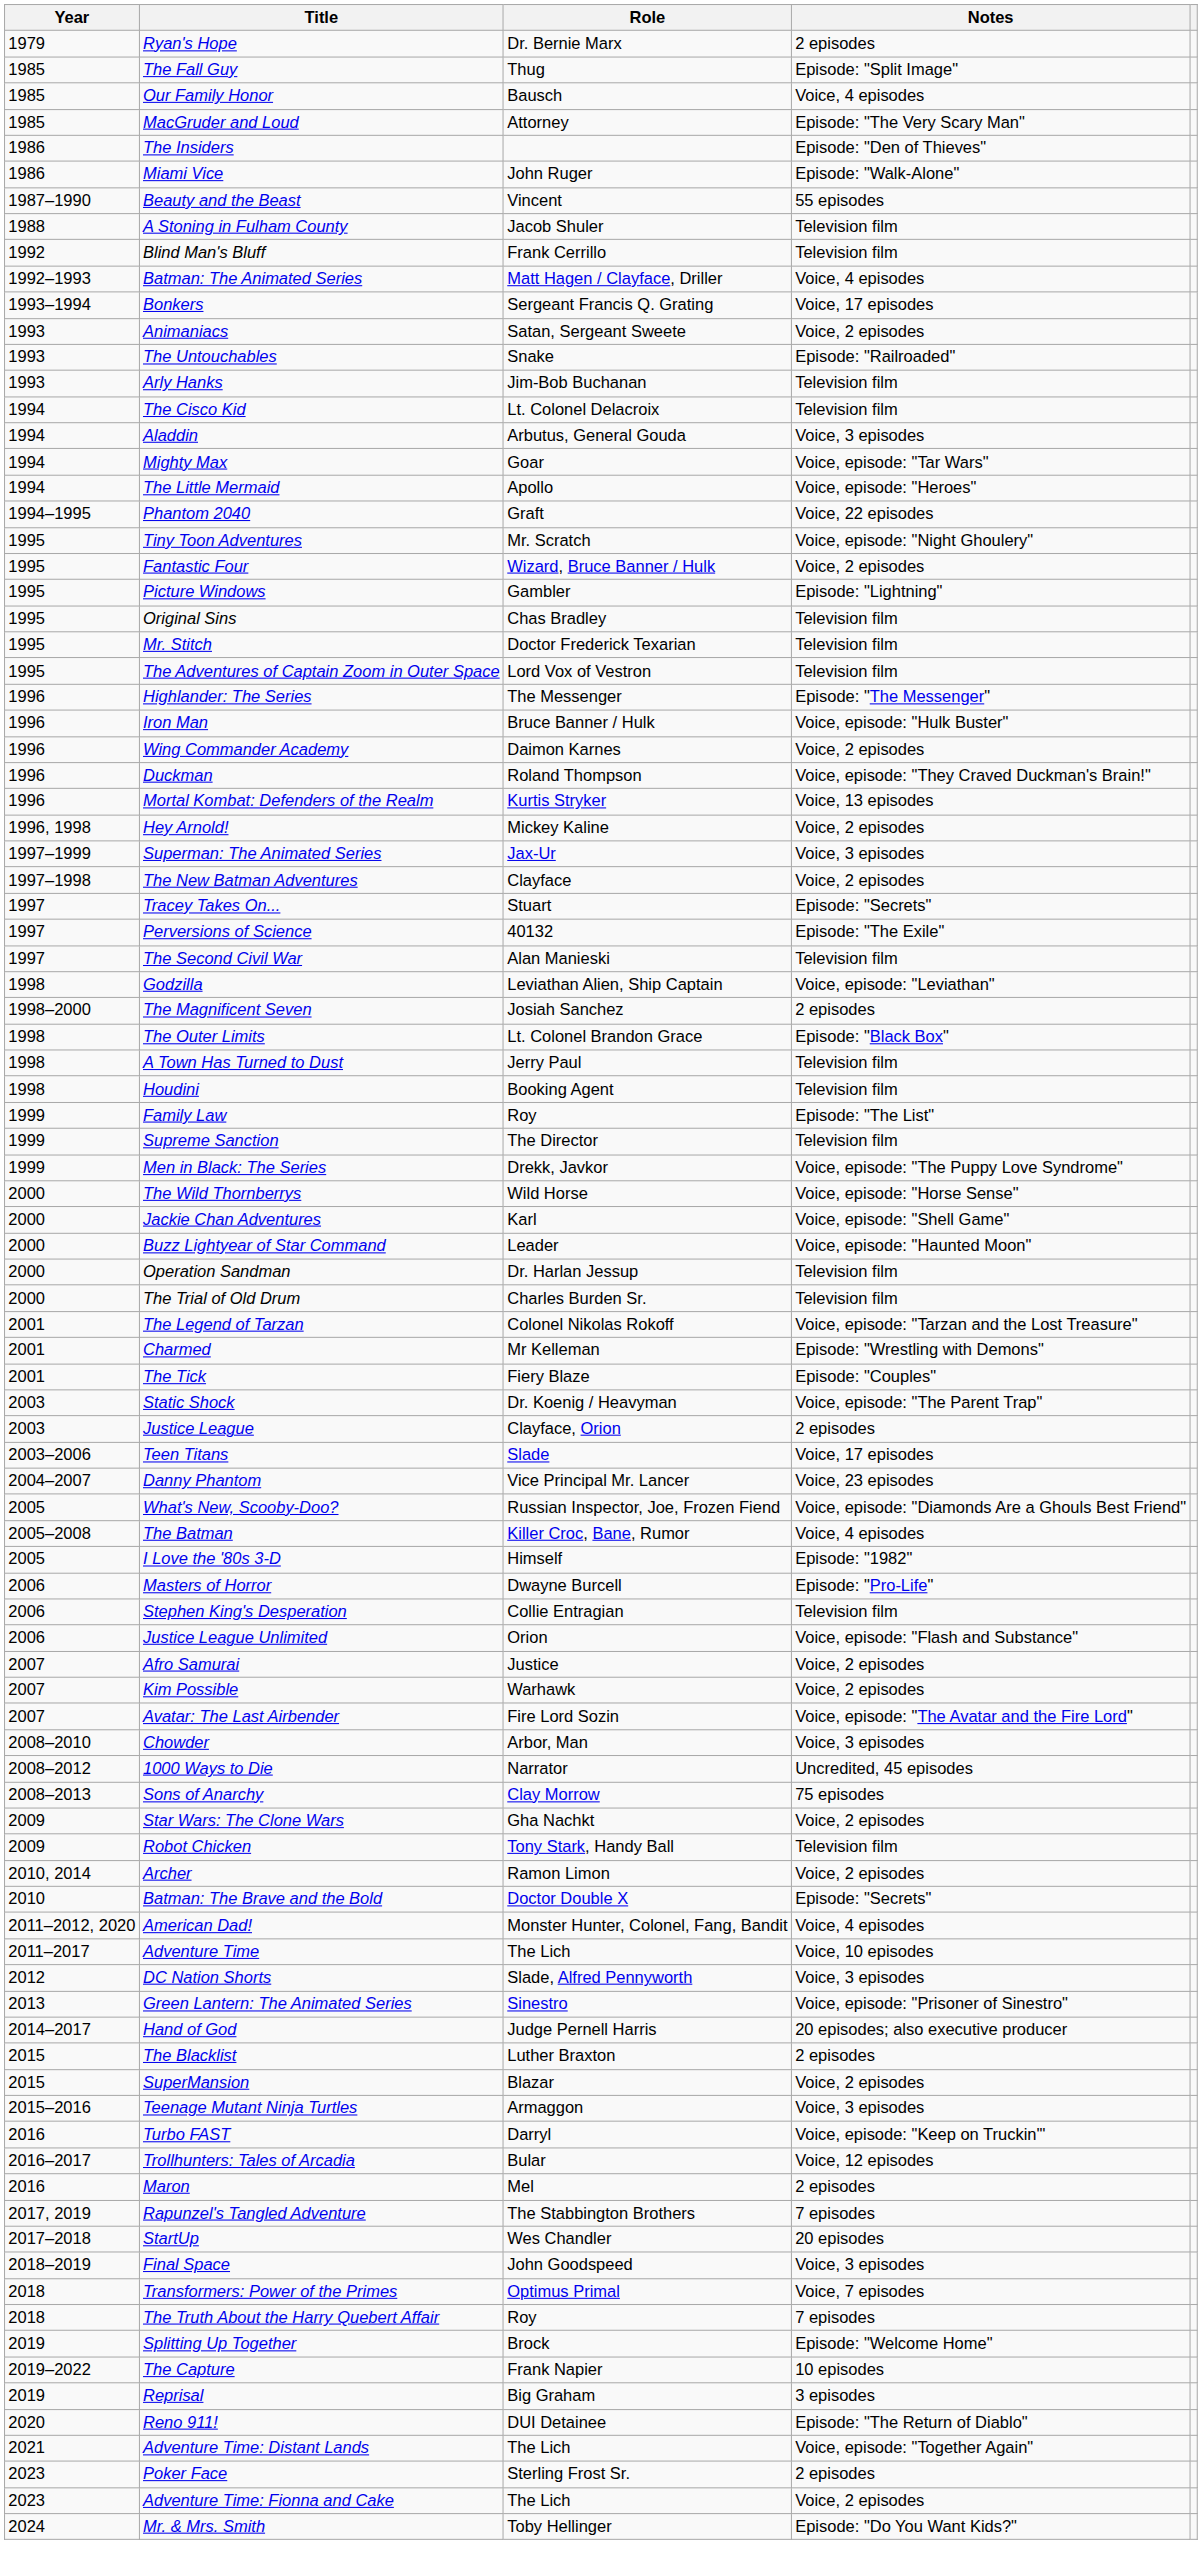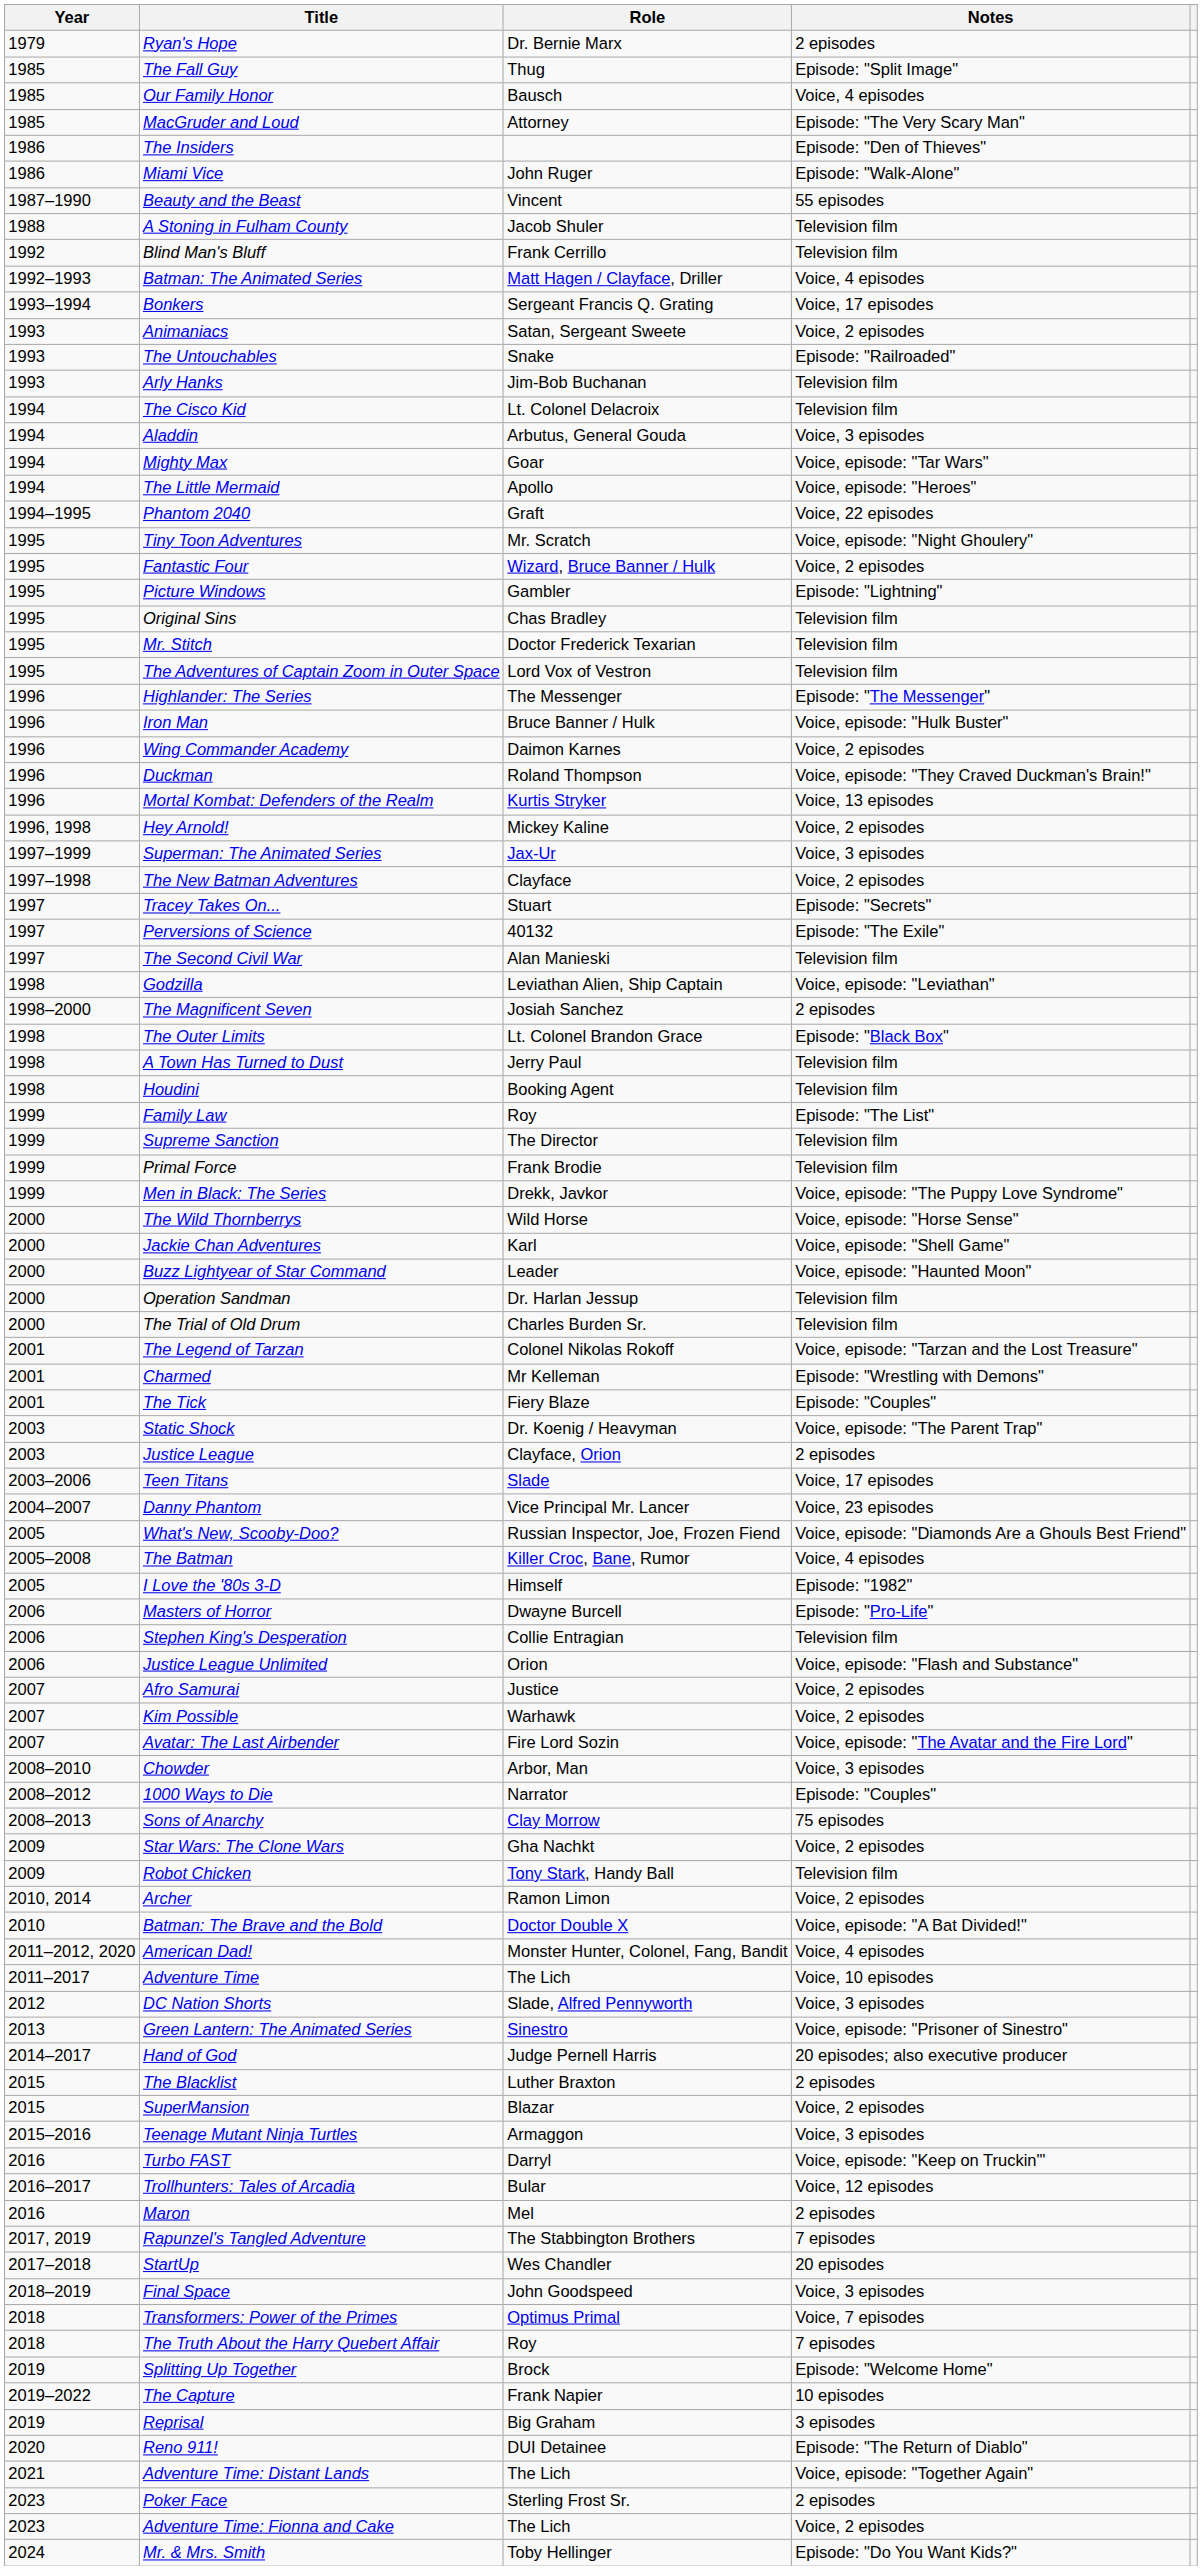+ row: (190, 1167)
(884, 1768) Uncredited, 45 episodes -> (866, 1794) Episode: "Couples"
(863, 1899) Episode: "Secrets" -> (911, 1925) Voice, episode: "A Bat Divided!"
